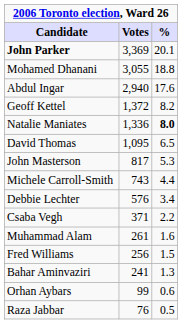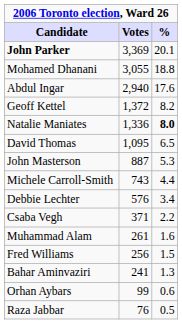(140, 161) 817 -> (140, 161) 887
